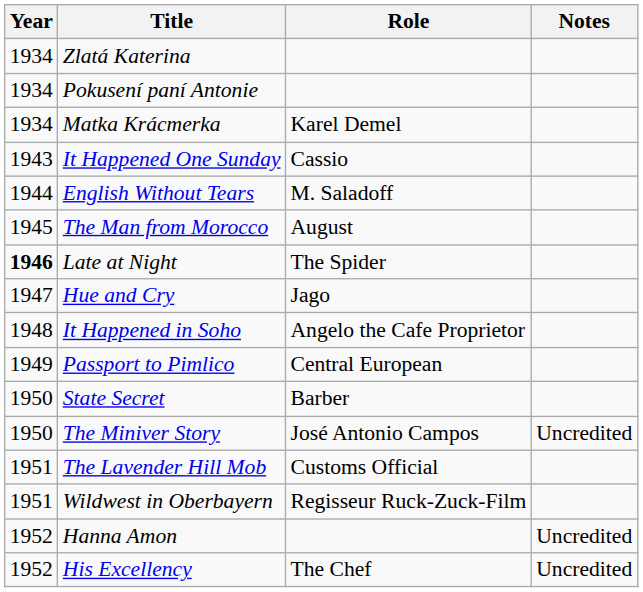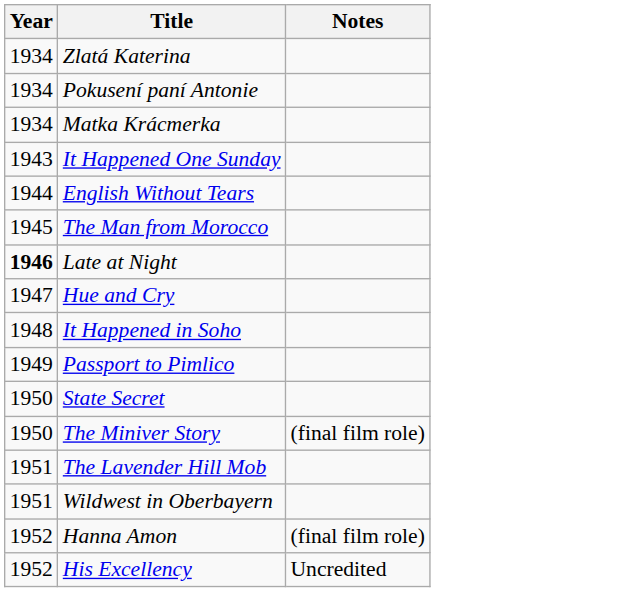- column: (408, 21)
(584, 432) Uncredited -> (358, 432) (final film role)
(584, 535) Uncredited -> (358, 535) (final film role)
